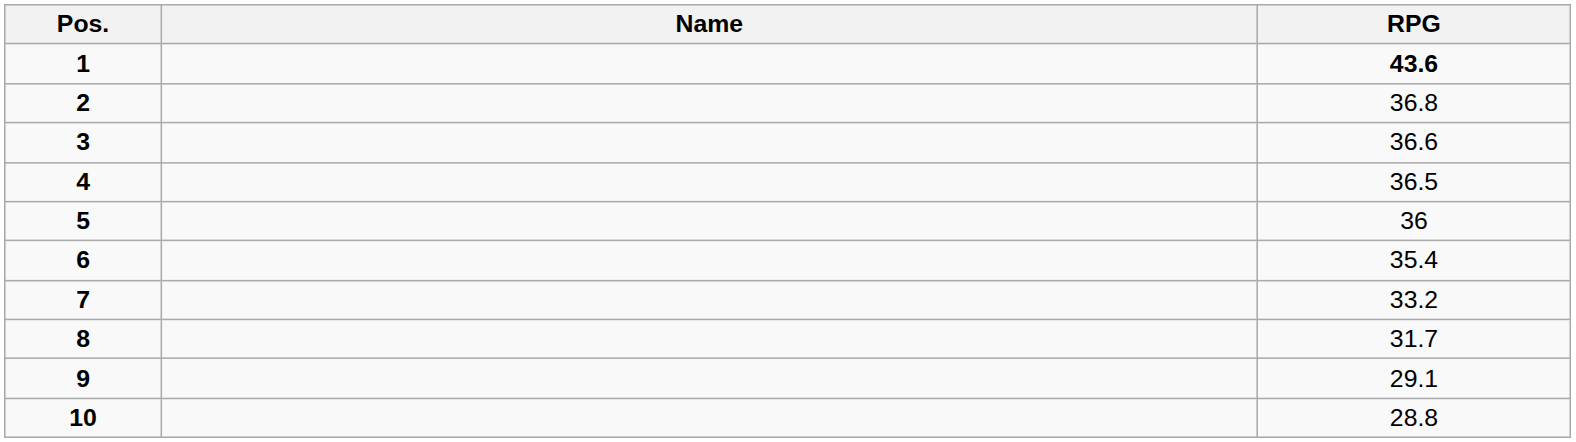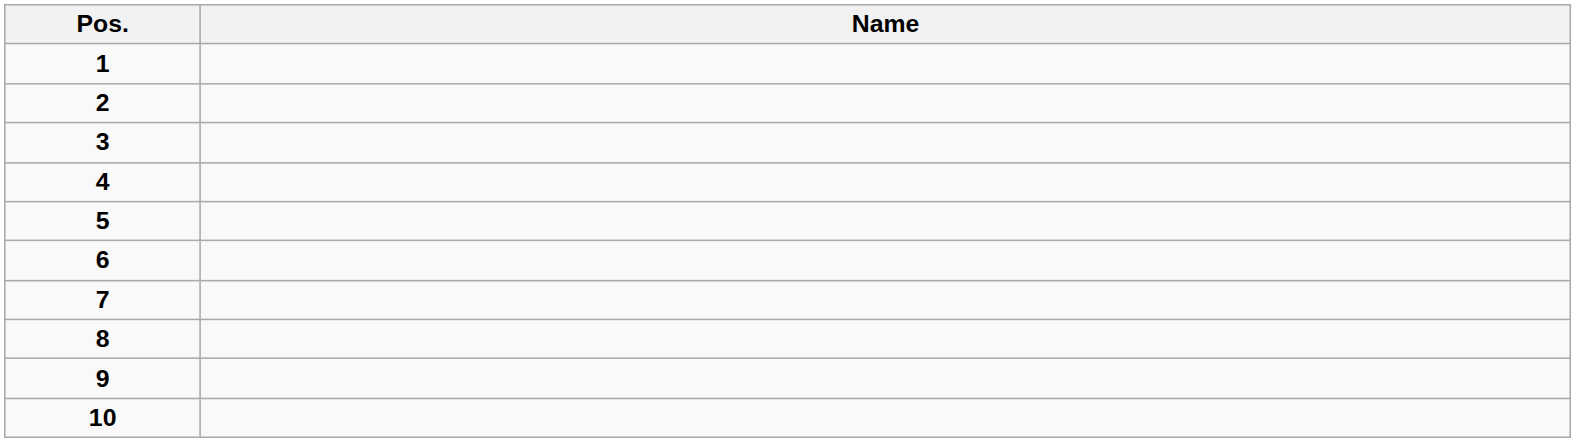- column: (1414, 24)
